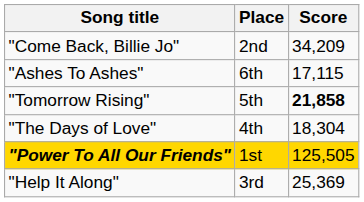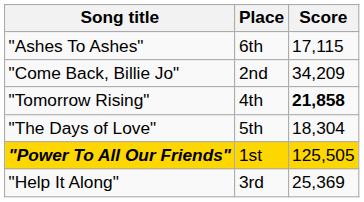rows swapped: (94, 45) <-> (76, 73)
(251, 100) 5th -> (251, 100) 4th
(251, 127) 4th -> (251, 127) 5th
